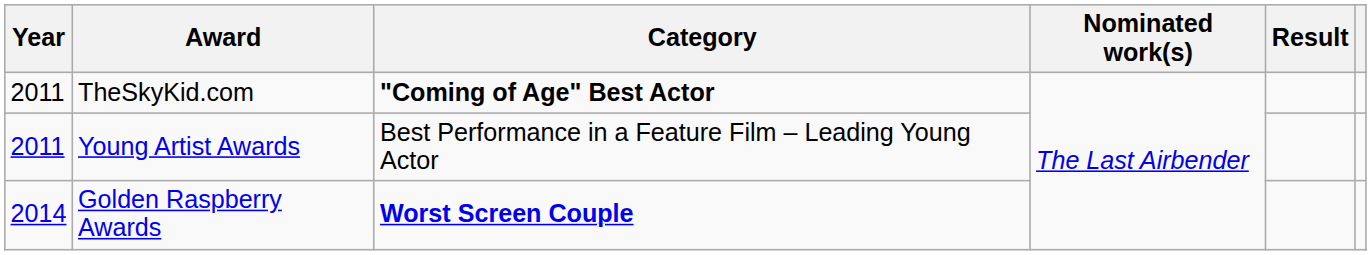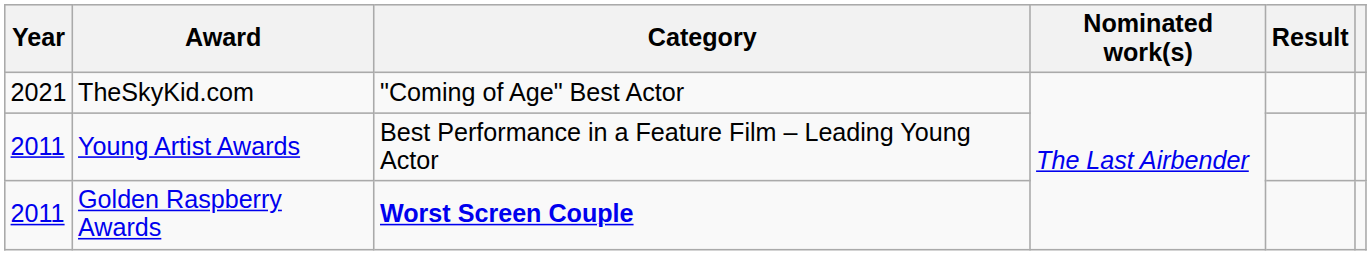(38, 92) 2011 -> (39, 92) 2021
(547, 92) bold -> (532, 92) normal
(39, 214) 2014 -> (38, 214) 2011
